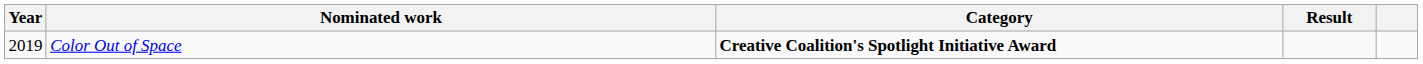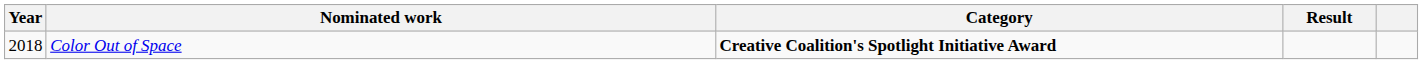(25, 44) 2019 -> (25, 44) 2018
